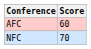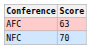(64, 24) 60 -> (64, 24) 63
